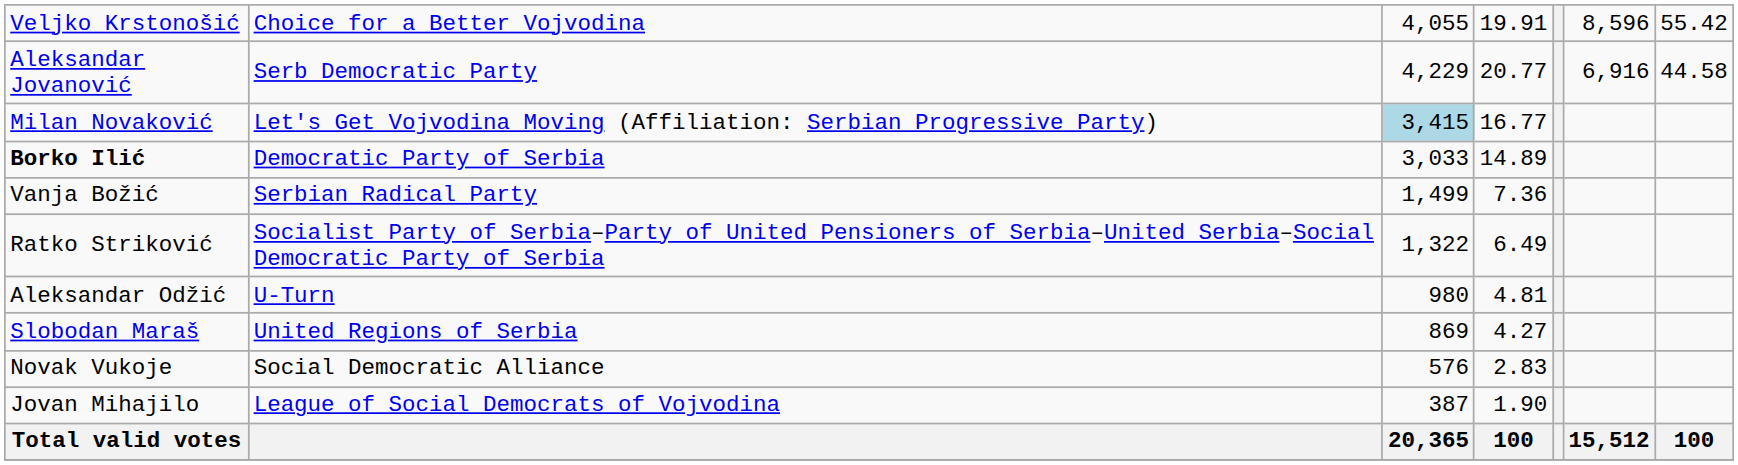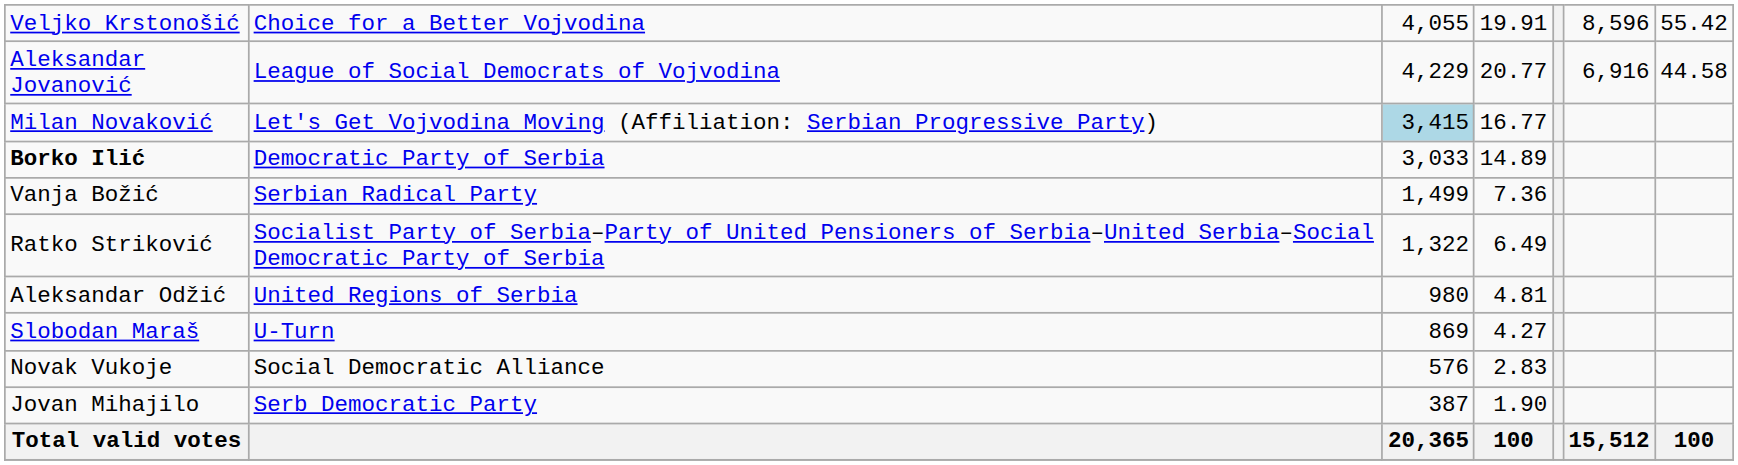(395, 73) Serb Democratic Party -> (517, 73) League of Social Democrats of Vojvodina
(294, 295) U-Turn -> (416, 295) United Regions of Serbia
(416, 332) United Regions of Serbia -> (294, 332) U-Turn
(517, 405) League of Social Democrats of Vojvodina -> (395, 405) Serb Democratic Party
